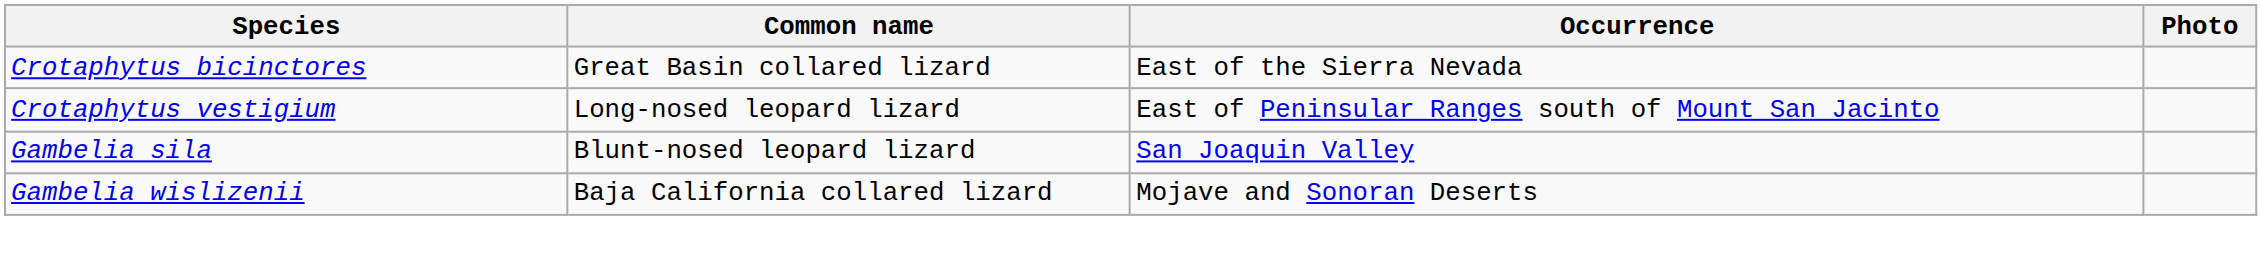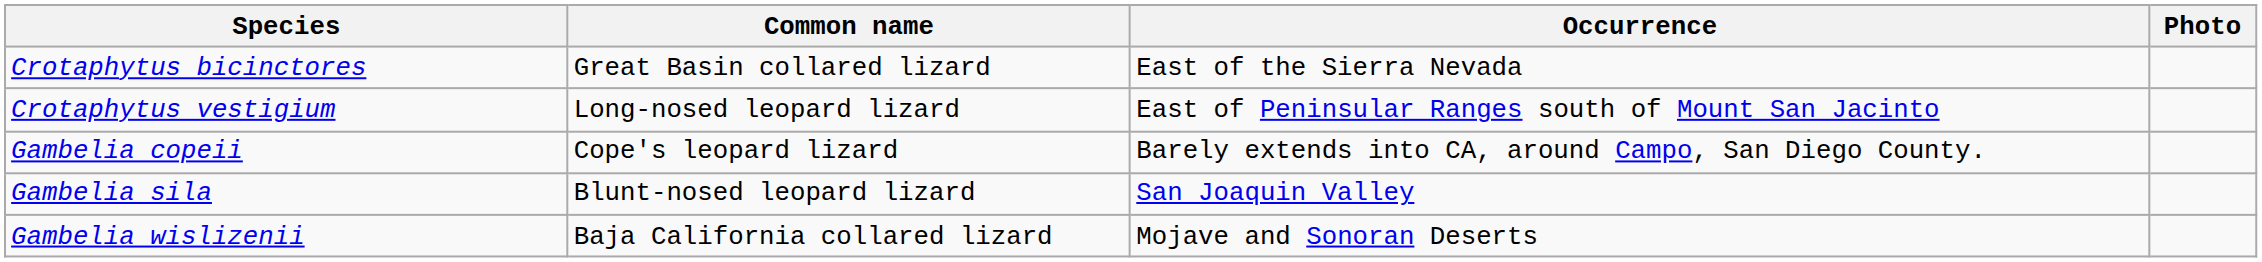+ row: (127, 152)
